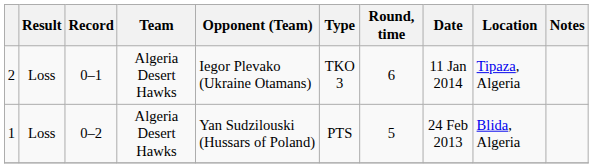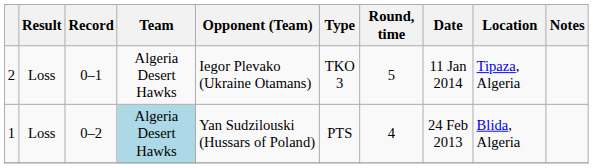(392, 75) 6 -> (392, 75) 5
(156, 133) no background -> (156, 133) lightblue background
(392, 133) 5 -> (392, 133) 4
